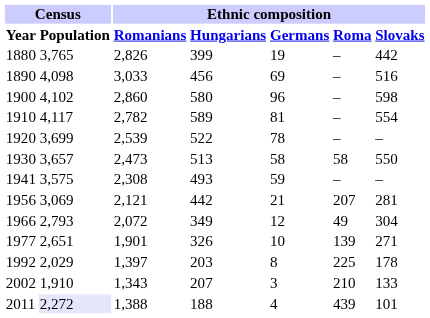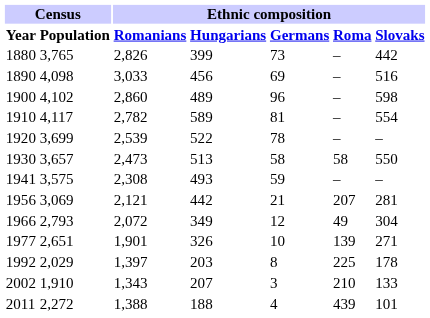(277, 55) 19 -> (277, 55) 73
(201, 97) 580 -> (201, 97) 489
(57, 303) lavender background -> (57, 303) no background
